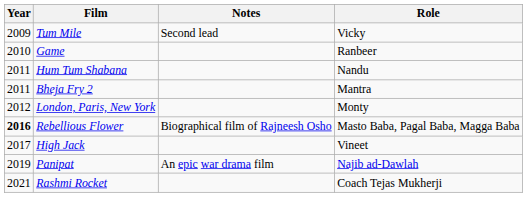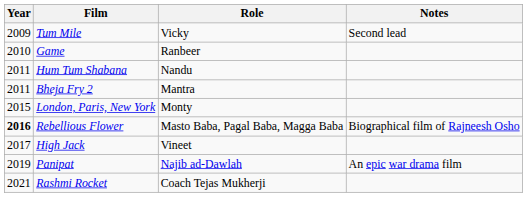columns swapped: (428, 13) <-> (246, 13)
(19, 107) 2012 -> (19, 107) 2015
